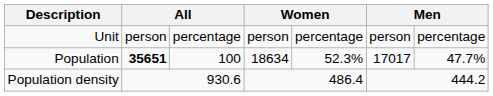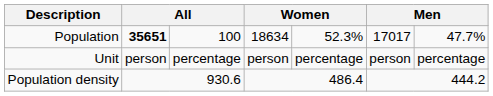rows swapped: (107, 36) <-> (87, 58)
